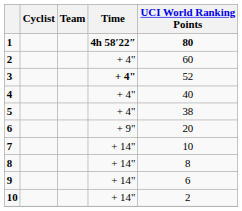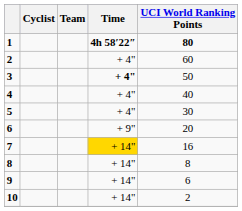(188, 77) 52 -> (188, 77) 50
(188, 111) 38 -> (188, 111) 30
(123, 146) no background -> (123, 146) gold background
(188, 146) 10 -> (188, 146) 16
